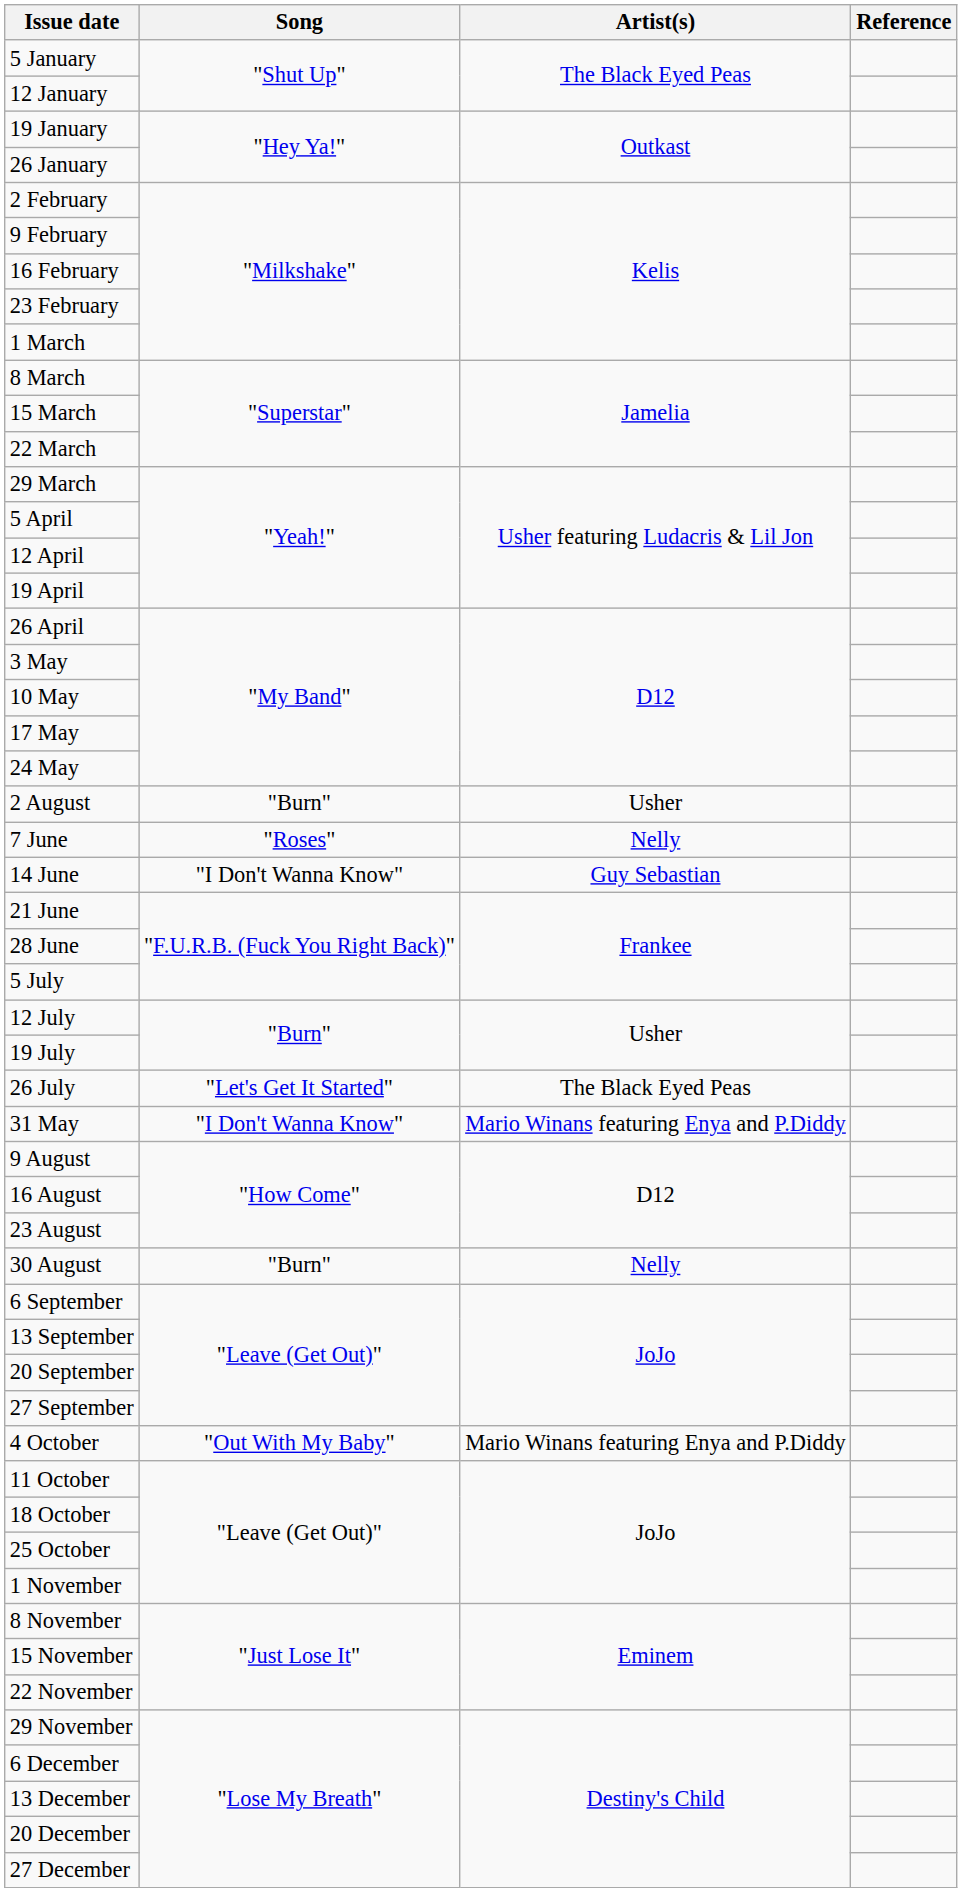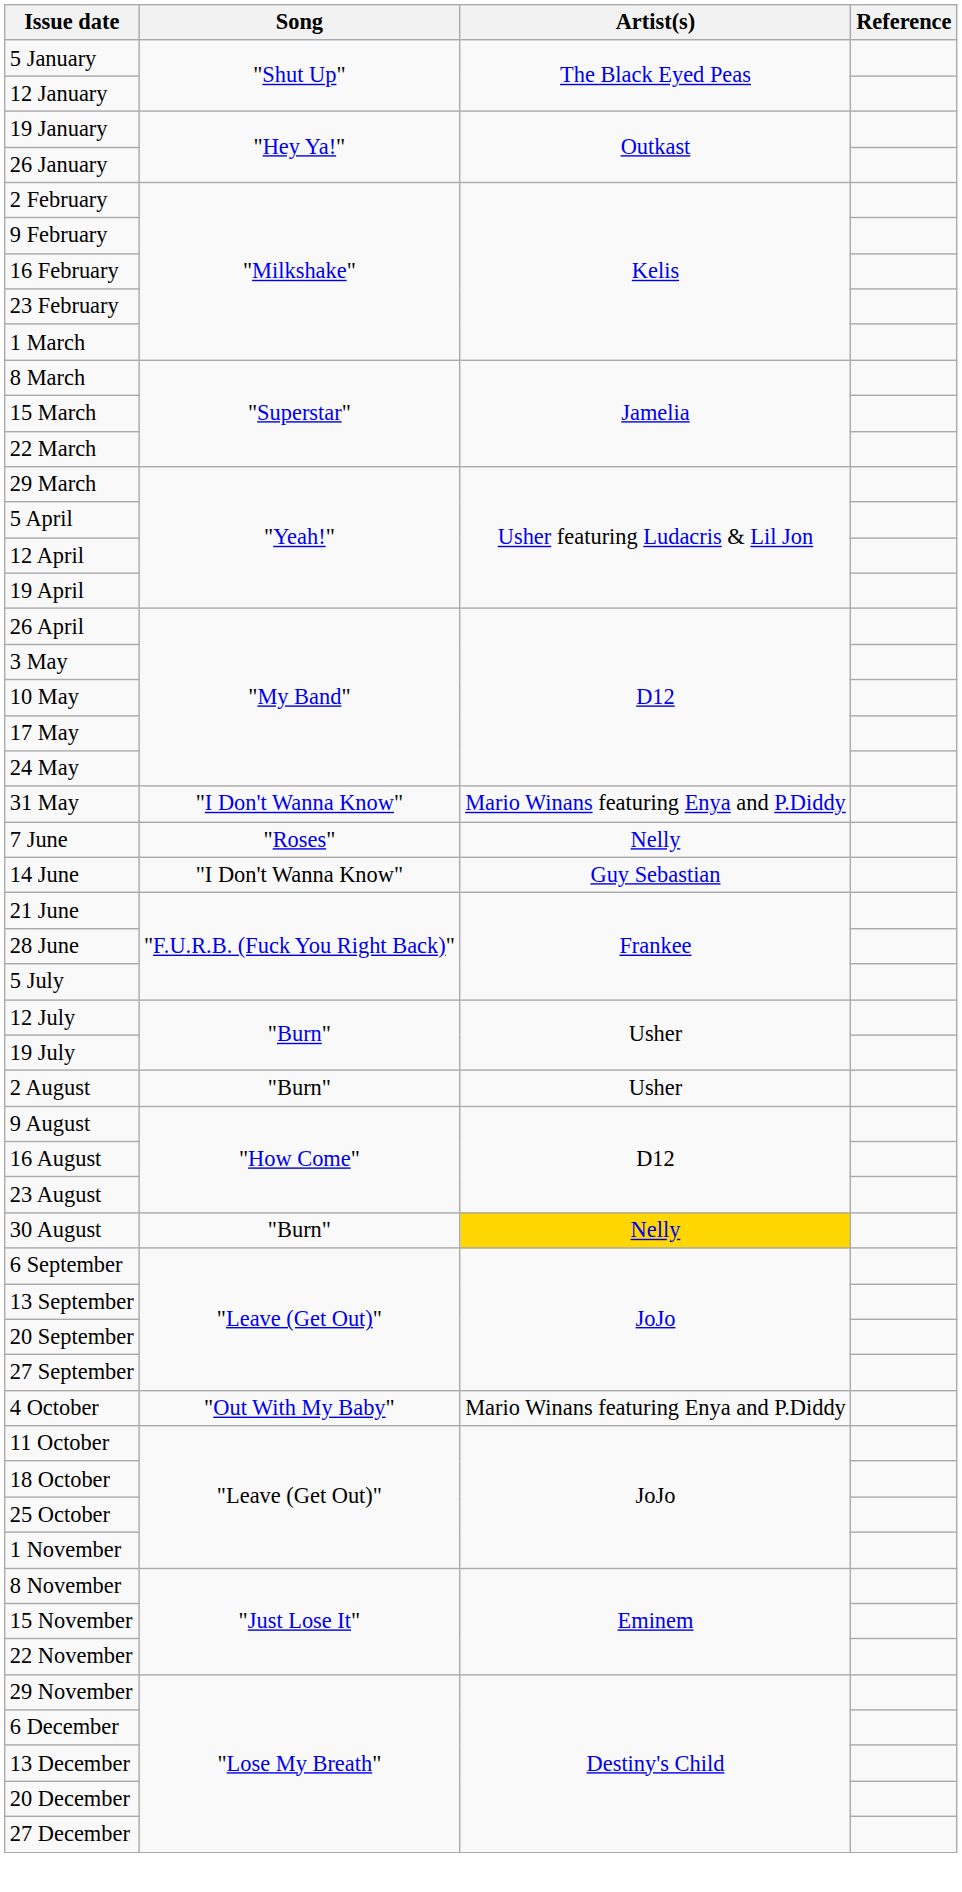rows swapped: (44, 1123) <-> (50, 803)
- row: (43, 1088)
(655, 1265) no background -> (655, 1230) gold background
